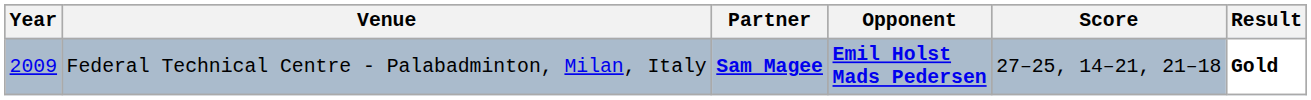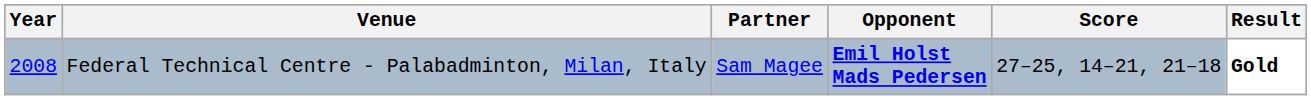(33, 66) 2009 -> (33, 66) 2008
(770, 66) bold -> (770, 66) normal
